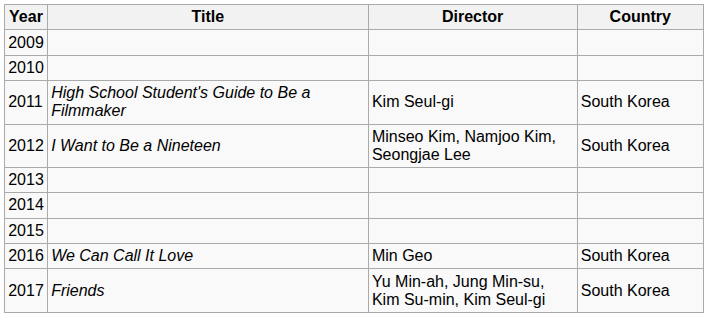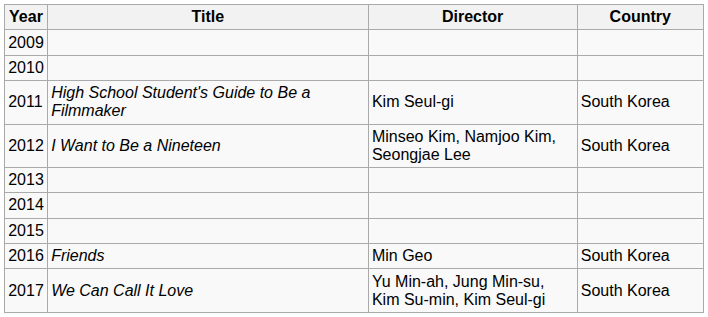(122, 256) We Can Call It Love -> (78, 256) Friends
(78, 290) Friends -> (122, 290) We Can Call It Love
